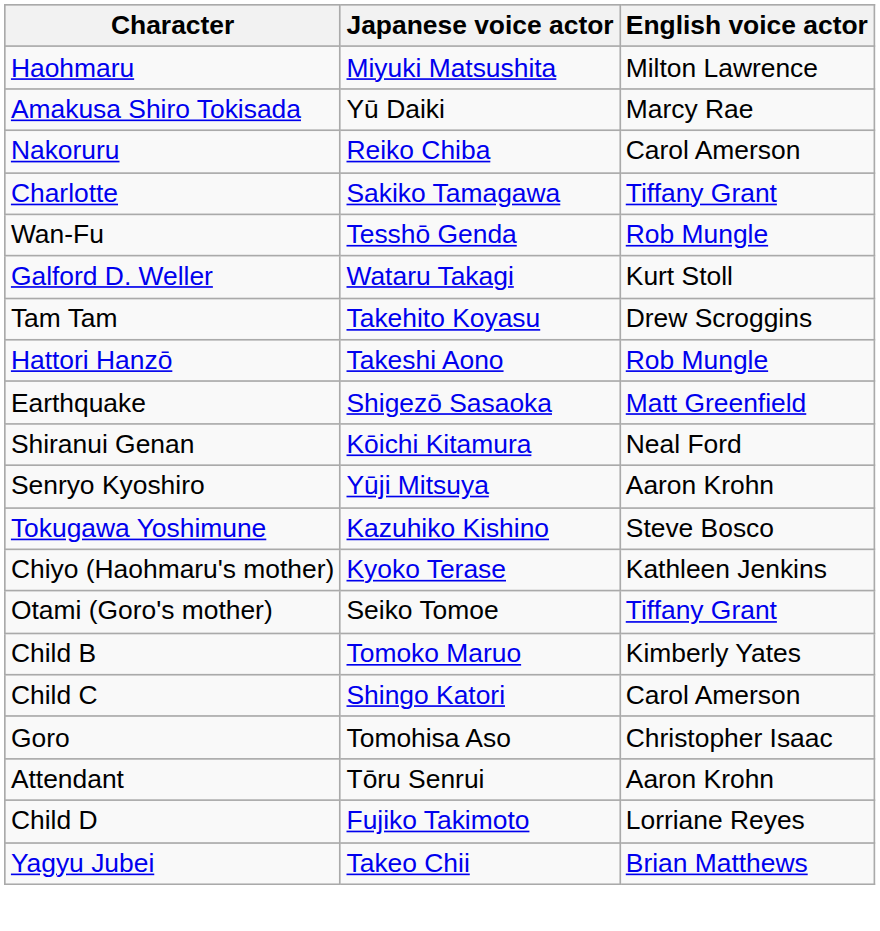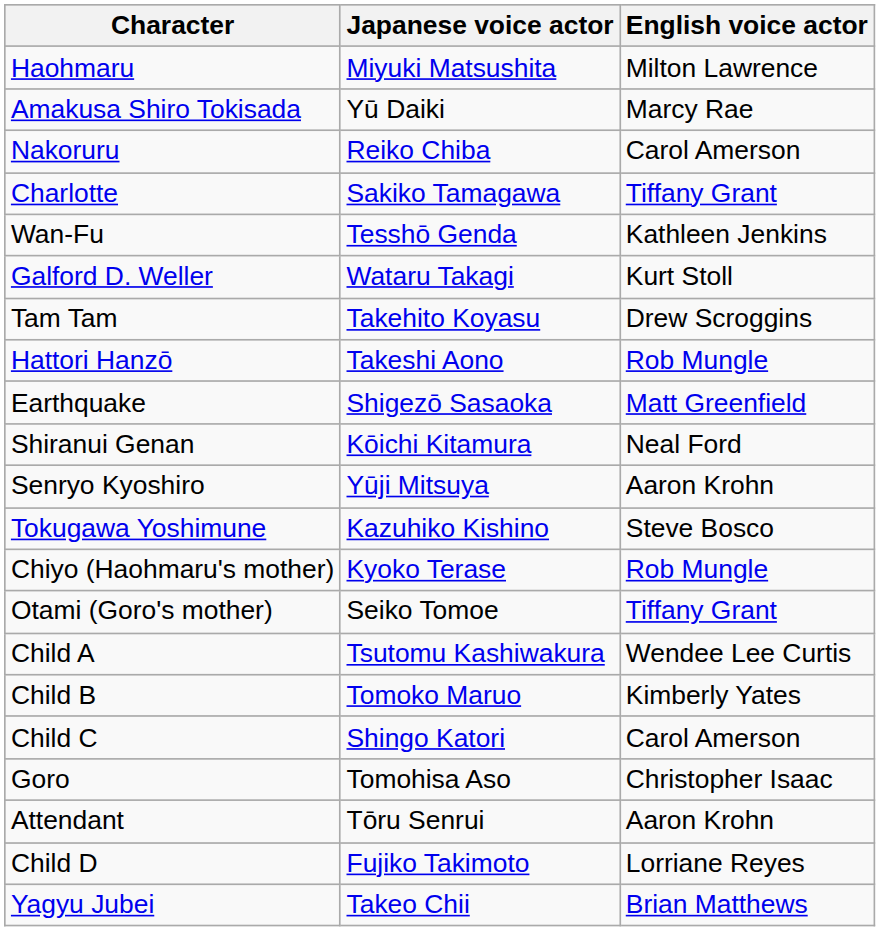(697, 234) Rob Mungle -> (726, 234) Kathleen Jenkins
(726, 569) Kathleen Jenkins -> (697, 569) Rob Mungle
+ row: (53, 653)
